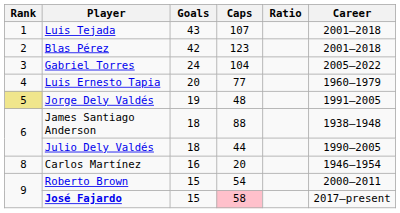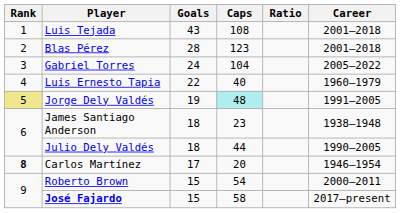(239, 30) 107 -> (239, 30) 108
(193, 48) 42 -> (193, 48) 28
(193, 83) 20 -> (193, 83) 22
(239, 83) 77 -> (239, 83) 40
(239, 100) no background -> (239, 100) paleturquoise background
(239, 123) 88 -> (239, 123) 23
(23, 164) normal -> (23, 164) bold
(193, 164) 16 -> (193, 164) 17
(239, 199) pink background -> (239, 199) no background
